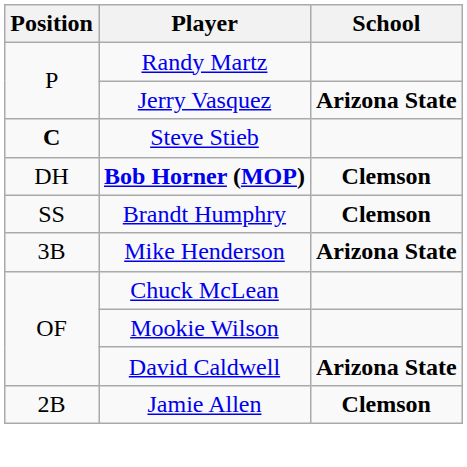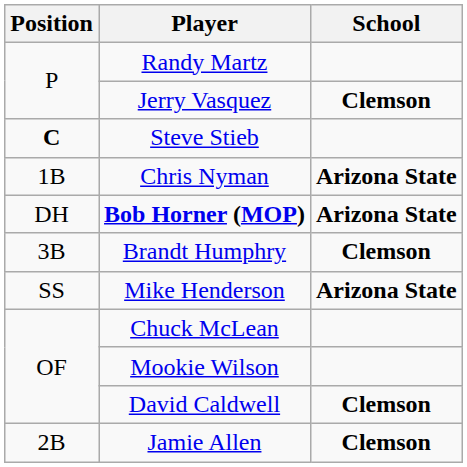(386, 99) Arizona State -> (386, 99) Clemson
+ row: (204, 175)
(386, 175) Clemson -> (386, 213) Arizona State
(52, 213) SS -> (52, 251) 3B
(52, 251) 3B -> (52, 289) SS
(386, 366) Arizona State -> (386, 404) Clemson
